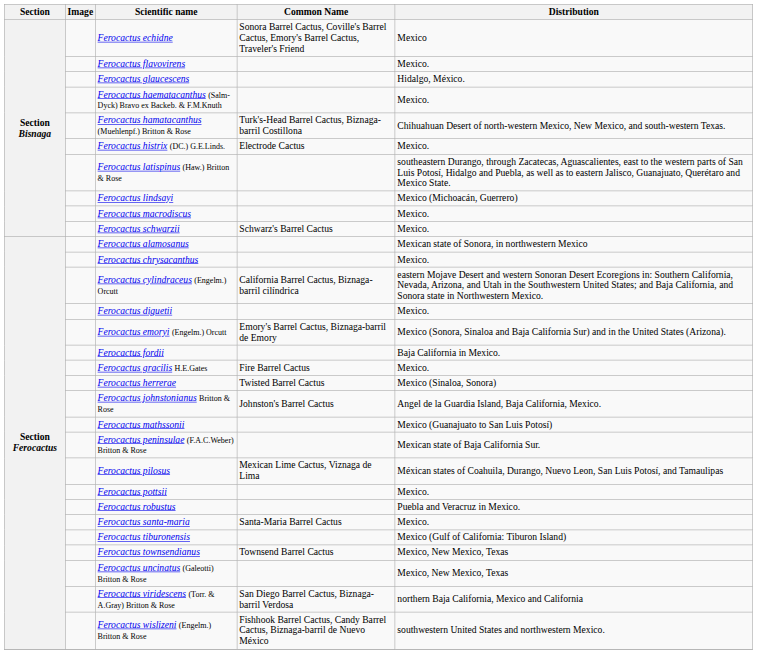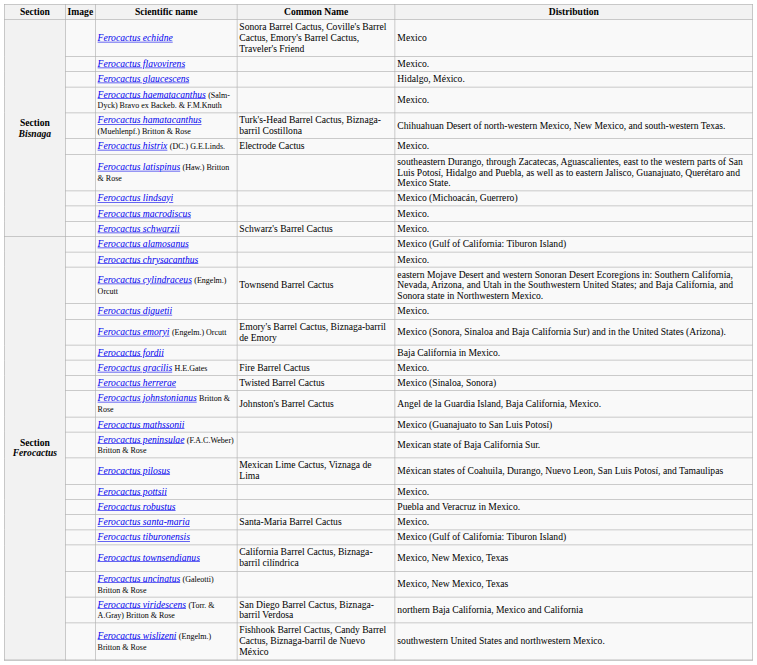(492, 244) Mexican state of Sonora, in northwestern Mexico -> (482, 244) Mexico (Gulf of California: Tiburon Island)
(306, 285) California Barrel Cactus, Biznaga-barril cilíndrica -> (286, 285) Townsend Barrel Cactus
(286, 552) Townsend Barrel Cactus -> (306, 558) California Barrel Cactus, Biznaga-barril cilíndrica
